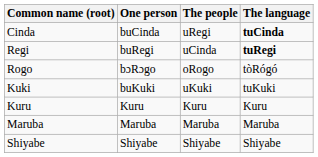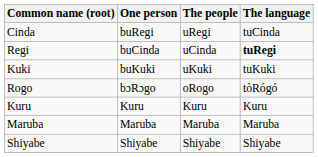(140, 32) buCinda -> (137, 32) buRegi
(263, 32) bold -> (261, 32) normal
(137, 50) buRegi -> (140, 50) buCinda
rows swapped: (20, 69) <-> (19, 87)
